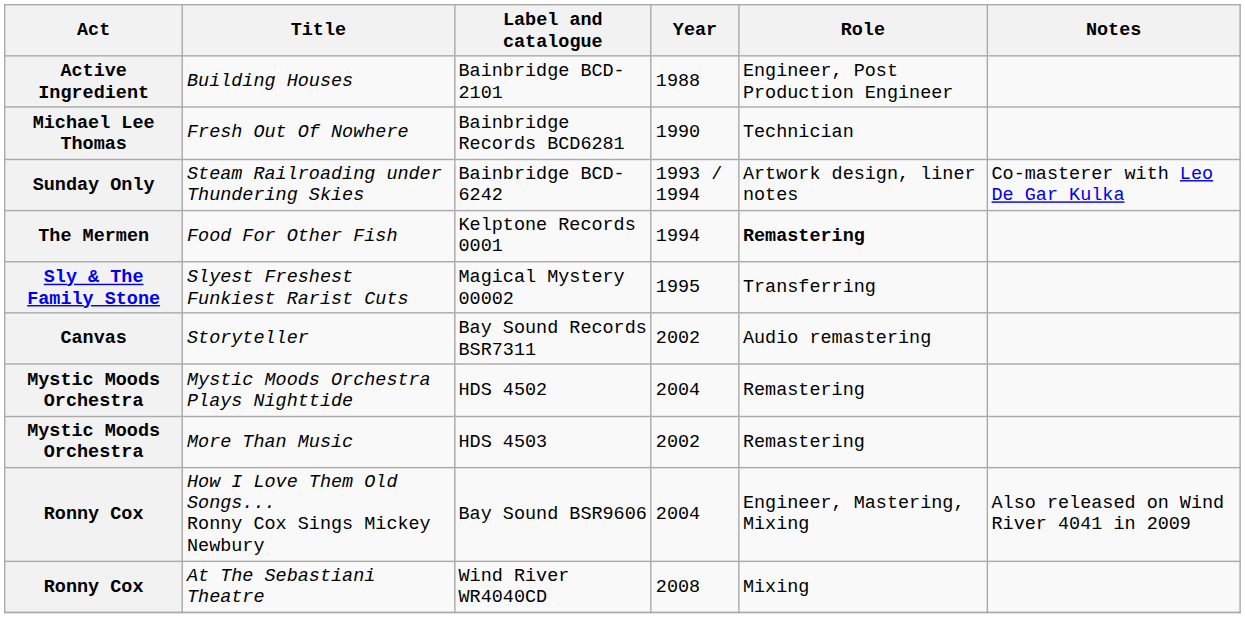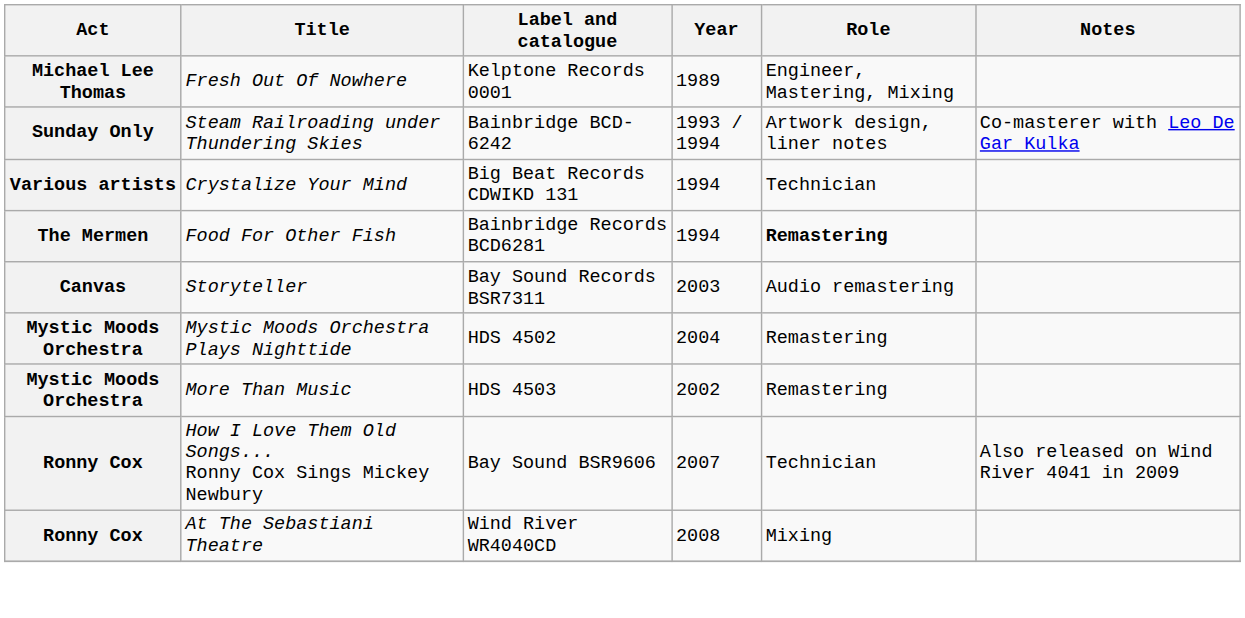- row: (270, 82)
(542, 133) Bainbridge Records BCD6281 -> (556, 82) Kelptone Records 0001
(678, 133) 1990 -> (698, 82) 1989
(798, 133) Technician -> (860, 82) Engineer, Mastering, Mixing
+ row: (296, 185)
(547, 236) Kelptone Records 0001 -> (567, 236) Bainbridge Records BCD6281
- row: (298, 287)
(678, 339) 2002 -> (698, 287) 2003
(678, 514) 2004 -> (698, 463) 2007
(854, 514) Engineer, Mastering, Mixing -> (821, 463) Technician
